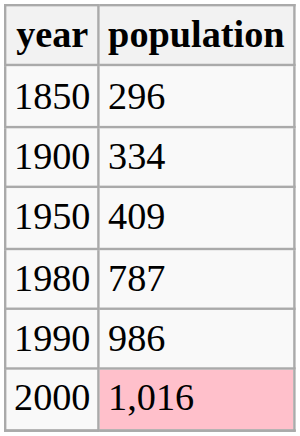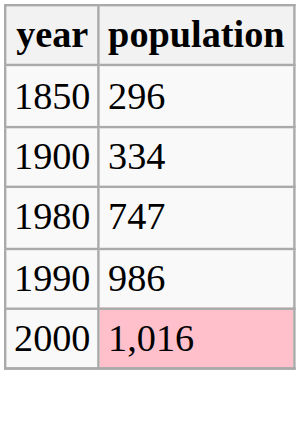- row: (52, 216)
(137, 277) 787 -> (137, 216) 747
